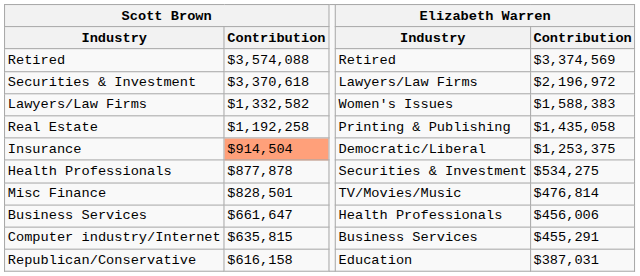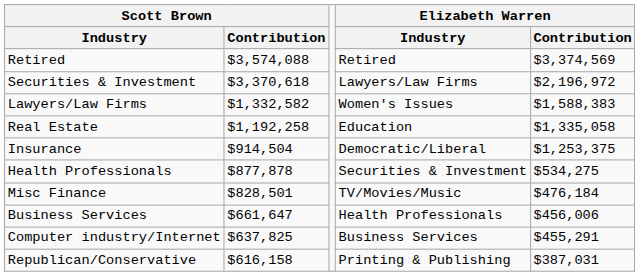(425, 127) Printing & Publishing -> (375, 127) Education
(574, 127) $1,435,058 -> (574, 127) $1,335,058
(260, 149) lightsalmon background -> (260, 149) no background
(566, 194) $476,814 -> (566, 194) $476,184
(260, 238) $635,815 -> (260, 238) $637,825
(375, 260) Education -> (425, 260) Printing & Publishing
